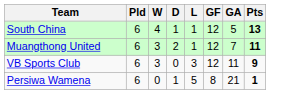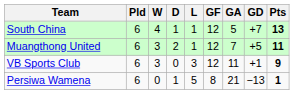+ column: (256, 13)
